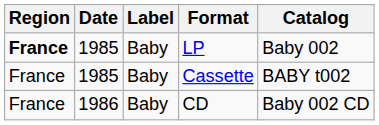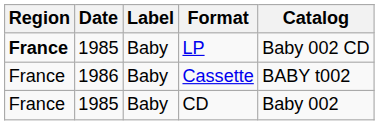(300, 47) Baby 002 -> (316, 47) Baby 002 CD
(98, 76) 1985 -> (98, 76) 1986
(98, 104) 1986 -> (98, 104) 1985
(316, 104) Baby 002 CD -> (300, 104) Baby 002
